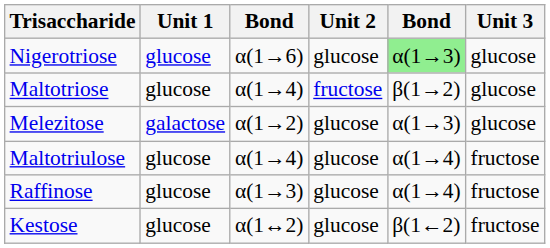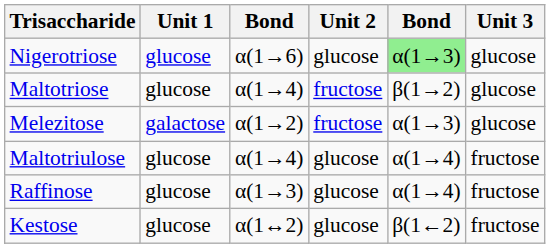(346, 123) glucose -> (348, 123) fructose
